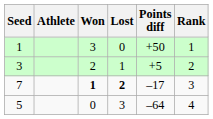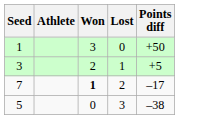- column: (191, 20)
(122, 85) bold -> (122, 85) normal
(155, 104) –64 -> (155, 104) –38
